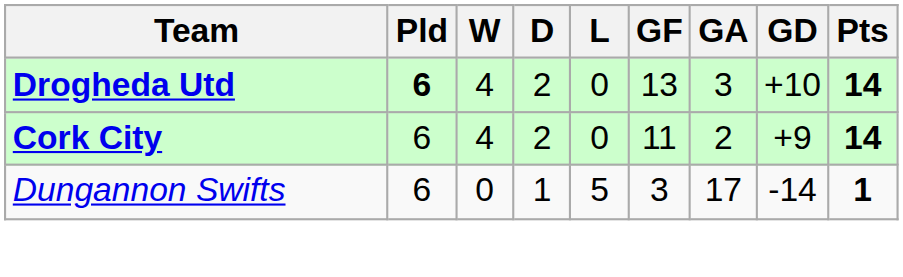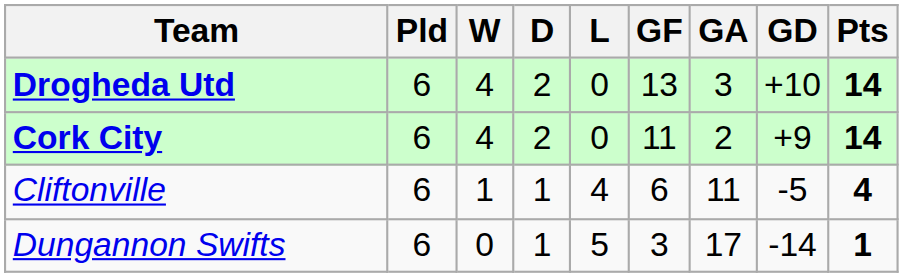(422, 84) bold -> (422, 84) normal
+ row: (89, 191)
